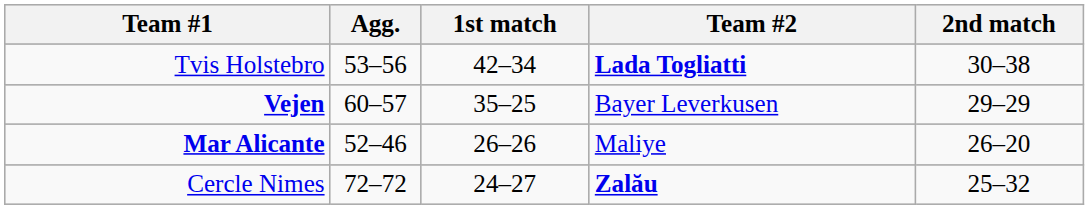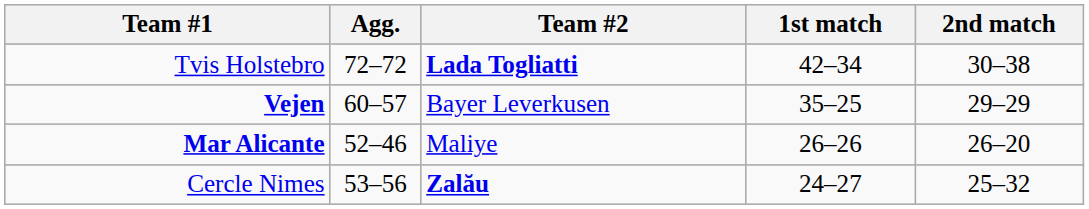columns swapped: (752, 24) <-> (505, 24)
(375, 64) 53–56 -> (375, 64) 72–72
(375, 183) 72–72 -> (375, 183) 53–56
